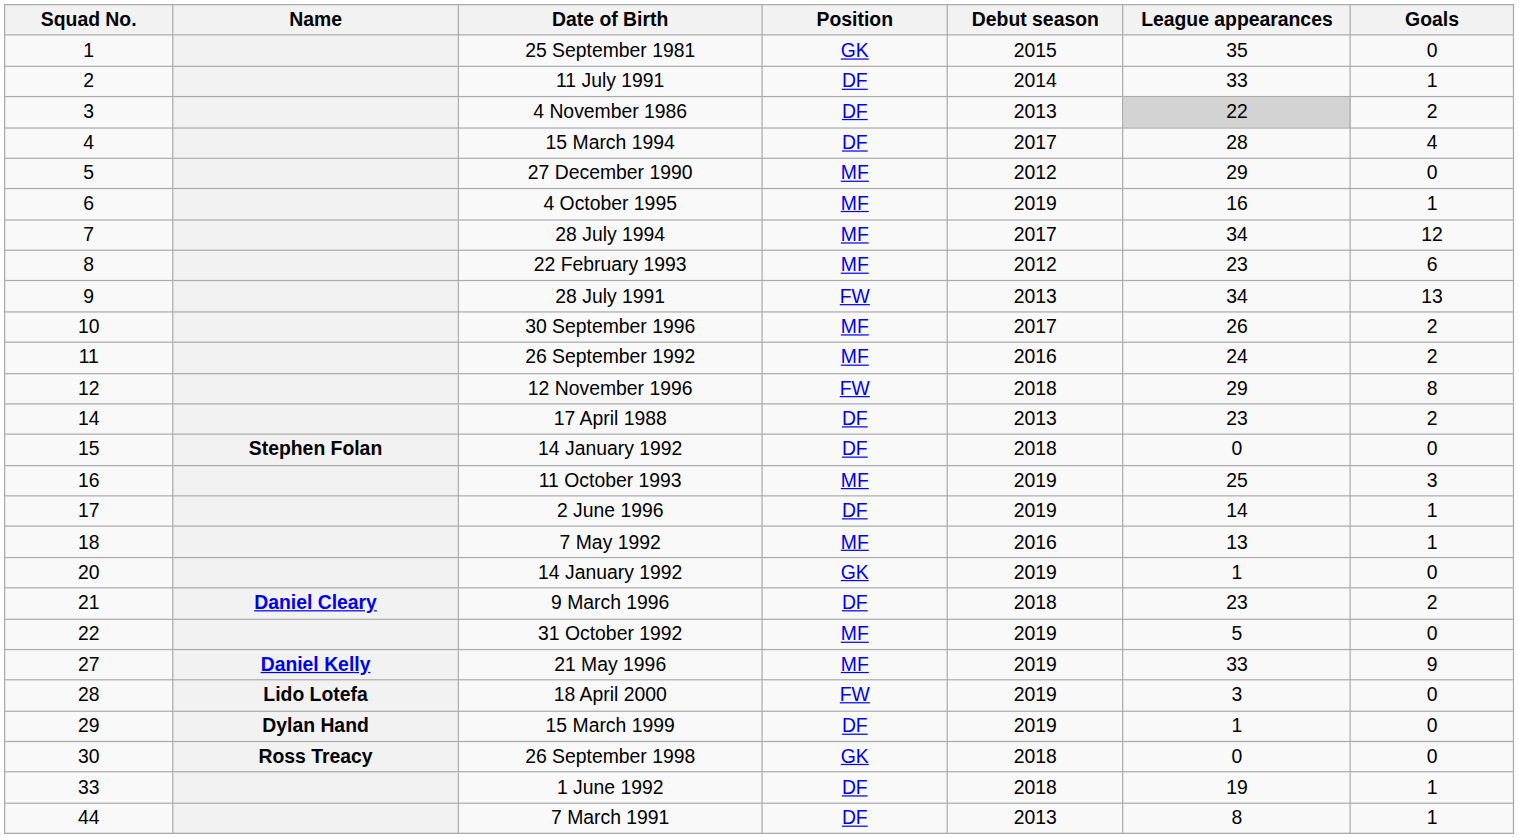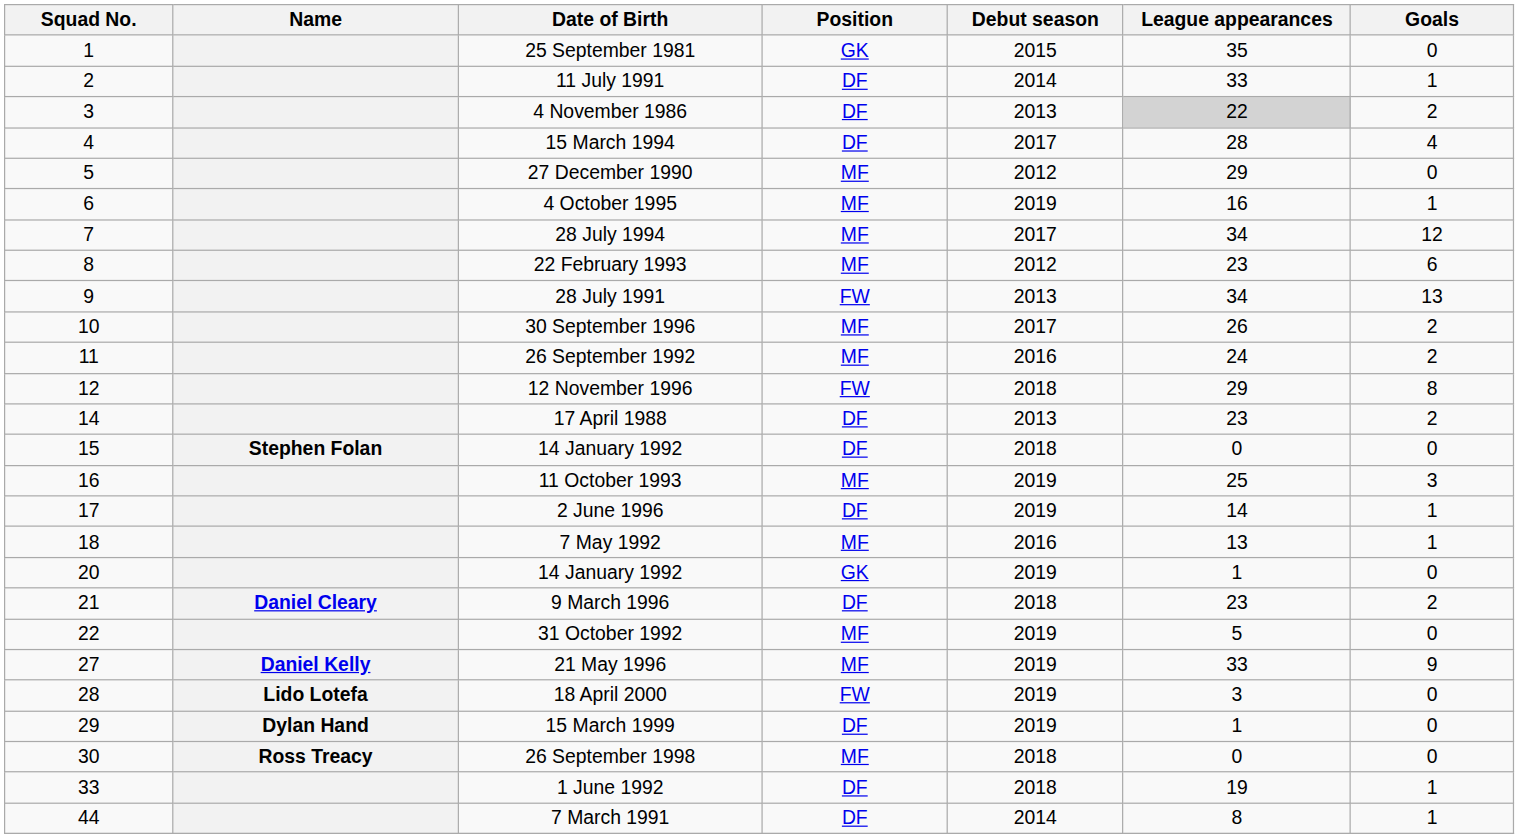(855, 756) GK -> (855, 756) MF
(1035, 818) 2013 -> (1035, 818) 2014
